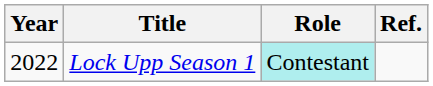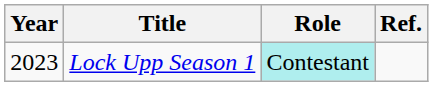(34, 61) 2022 -> (34, 61) 2023
